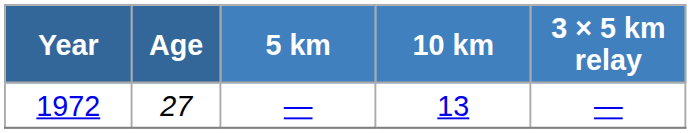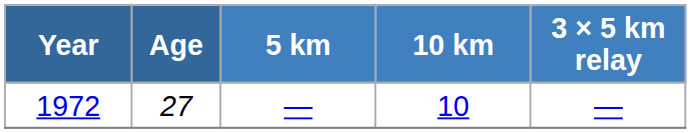(453, 105) 13 -> (453, 105) 10
